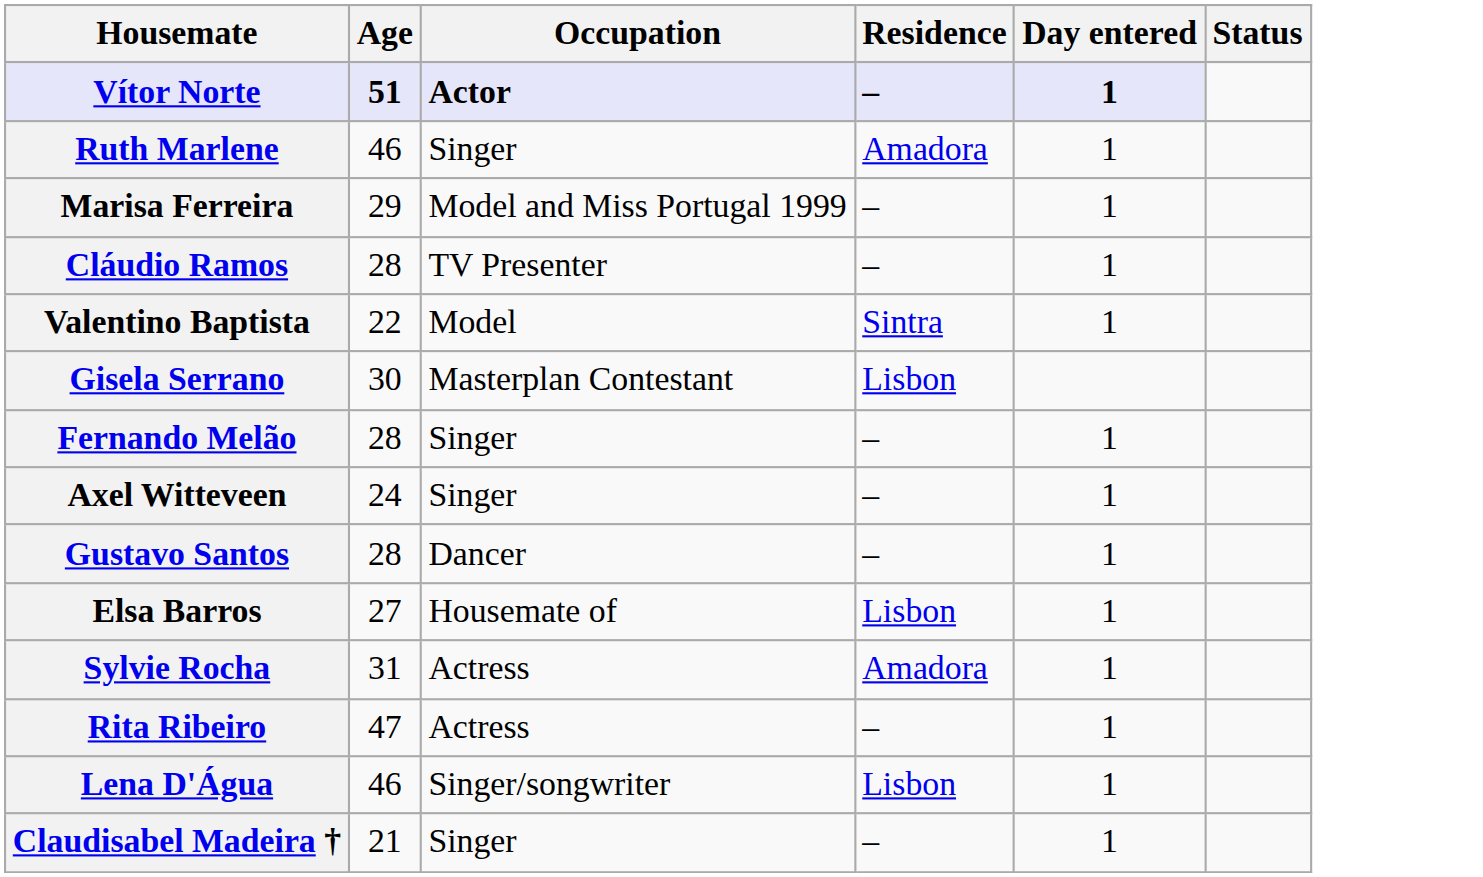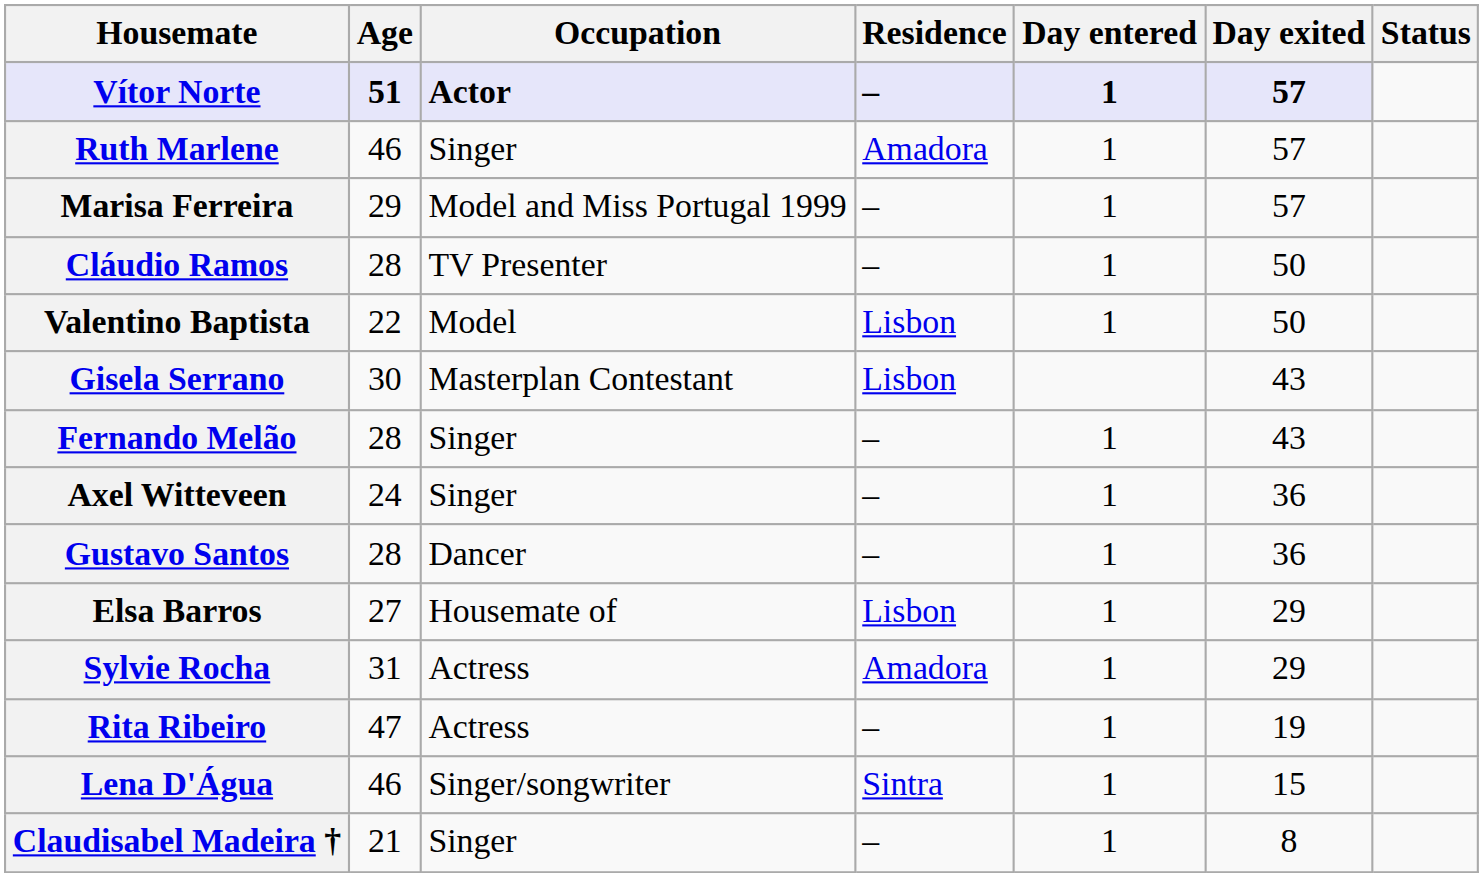+ column: (1289, 33)
(903, 322) Sintra -> (909, 322) Lisbon
(909, 784) Lisbon -> (903, 784) Sintra
